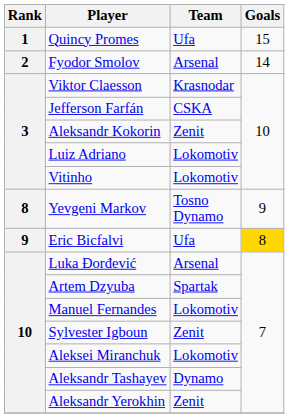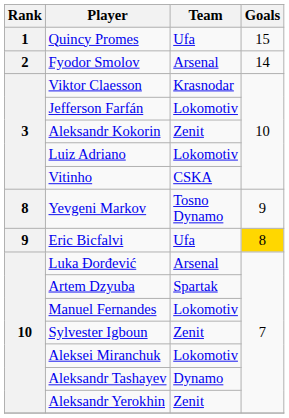(193, 108) CSKA -> (206, 108) Lokomotiv
(206, 177) Lokomotiv -> (193, 177) CSKA
